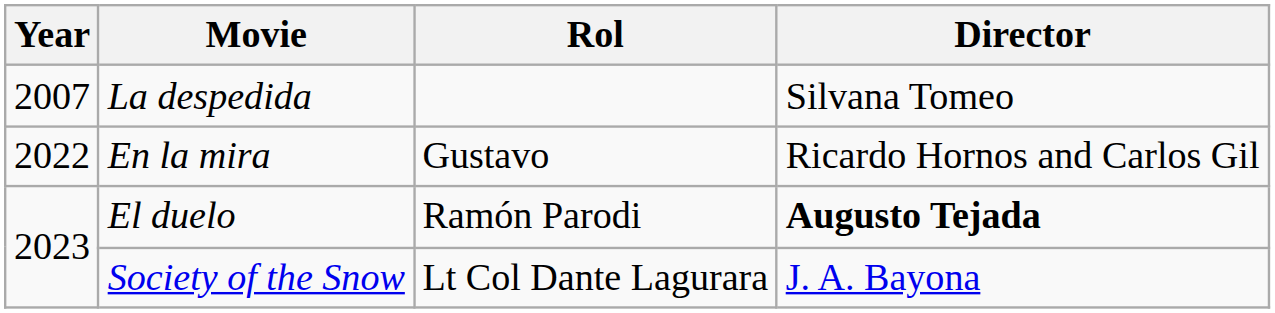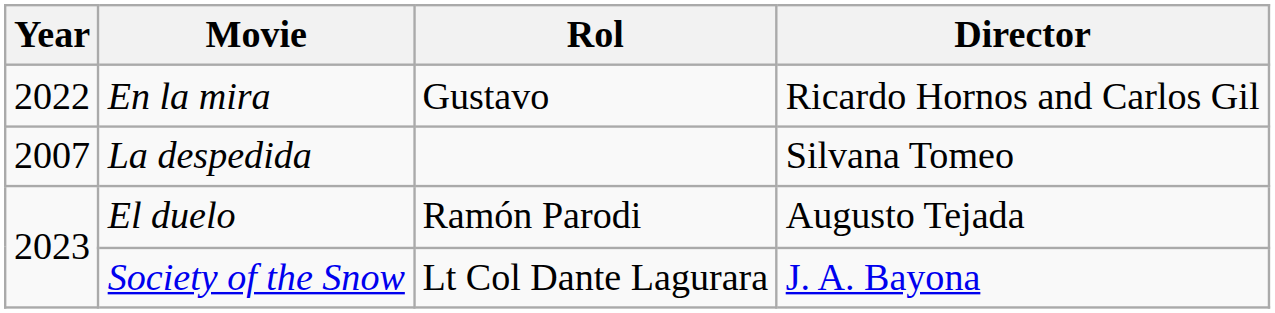rows swapped: (210, 95) <-> (189, 155)
(913, 215) bold -> (905, 215) normal
